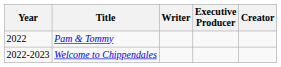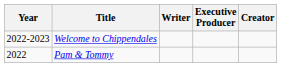rows swapped: (84, 39) <-> (105, 54)
